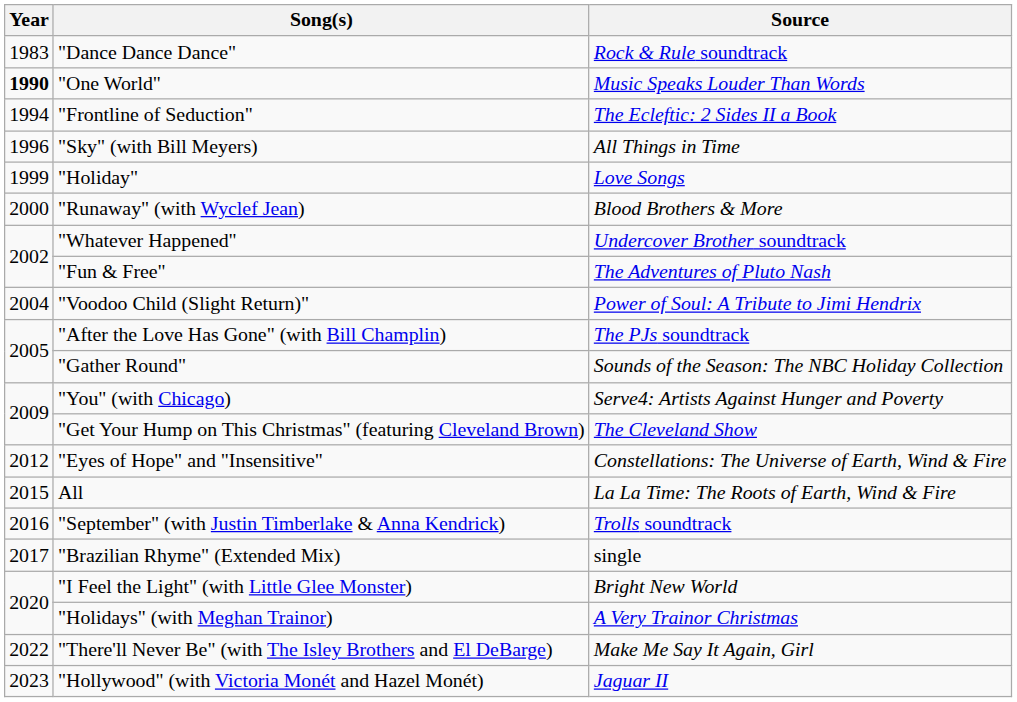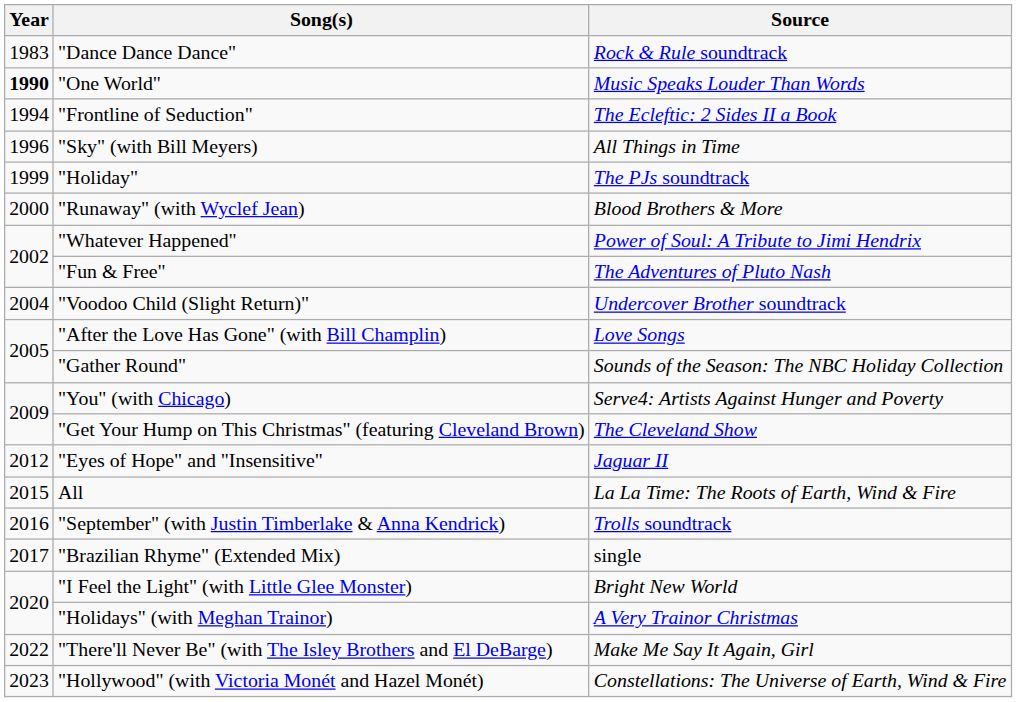(639, 177) Love Songs -> (672, 177) The PJs soundtrack
(720, 240) Undercover Brother soundtrack -> (757, 240) Power of Soul: A Tribute to Jimi Hendrix
(757, 303) Power of Soul: A Tribute to Jimi Hendrix -> (720, 303) Undercover Brother soundtrack
(672, 334) The PJs soundtrack -> (639, 334) Love Songs
(800, 460) Constellations: The Universe of Earth, Wind & Fire -> (631, 460) Jaguar II
(631, 680) Jaguar II -> (800, 680) Constellations: The Universe of Earth, Wind & Fire
